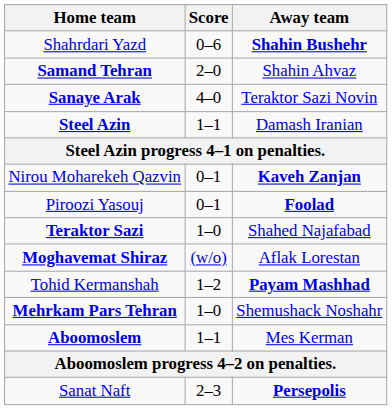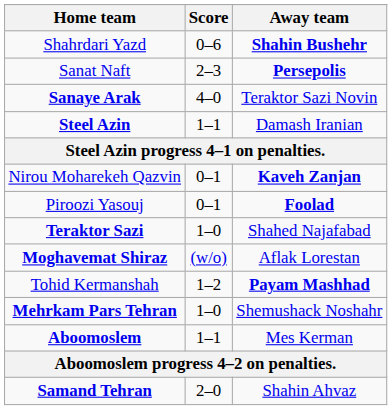rows swapped: (95, 71) <-> (95, 390)
